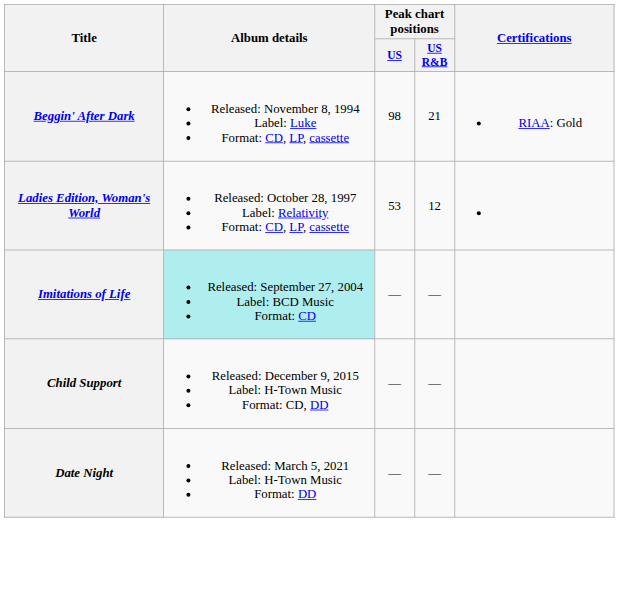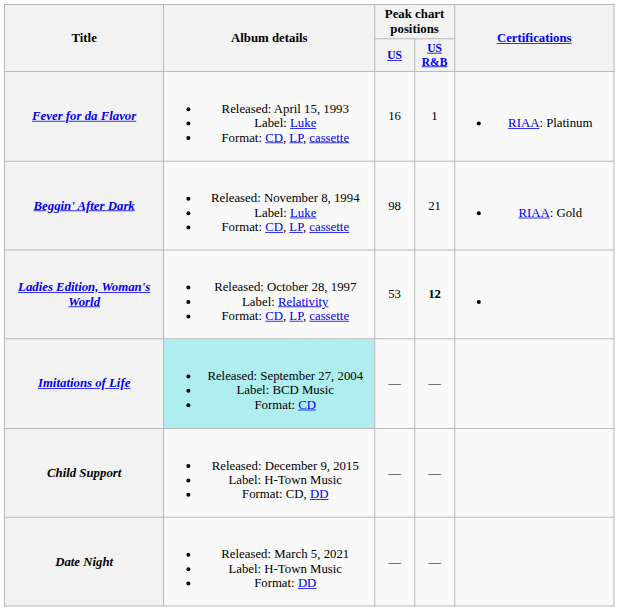+ row: (84, 116)
(435, 205) normal -> (435, 294) bold
